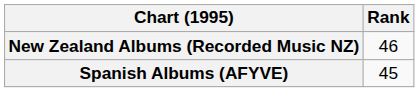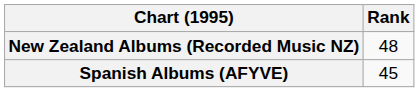(388, 45) 46 -> (388, 45) 48
